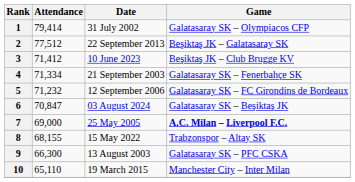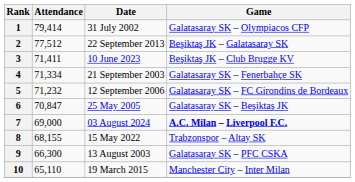(48, 59) 71,412 -> (48, 59) 71,411
(119, 106) 03 August 2024 -> (114, 106) 25 May 2005
(114, 122) 25 May 2005 -> (119, 122) 03 August 2024
